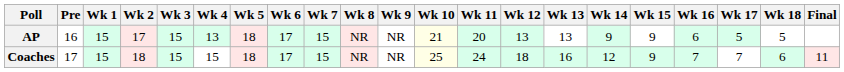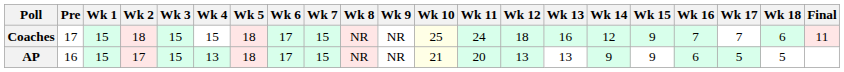rows swapped: (31, 36) <-> (31, 57)
